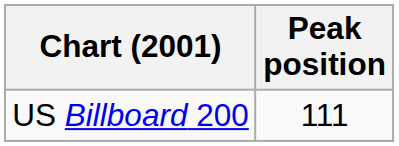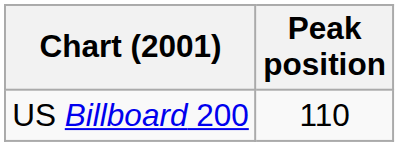(325, 114) 111 -> (325, 114) 110
